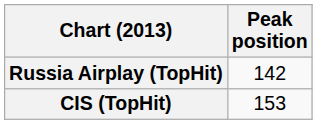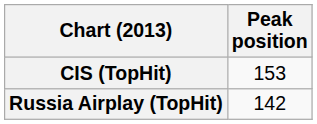rows swapped: (116, 103) <-> (116, 72)
